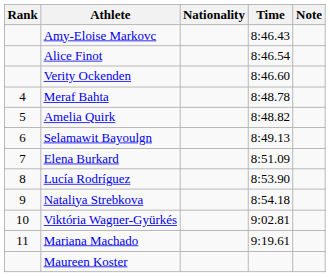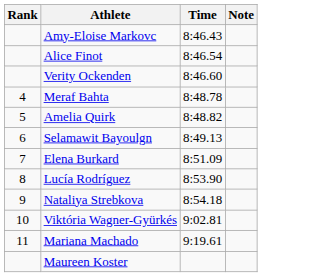- column: (214, 14)
